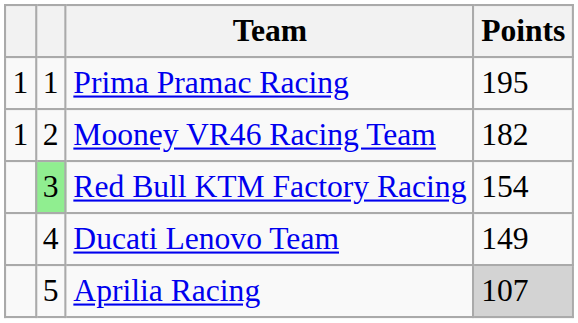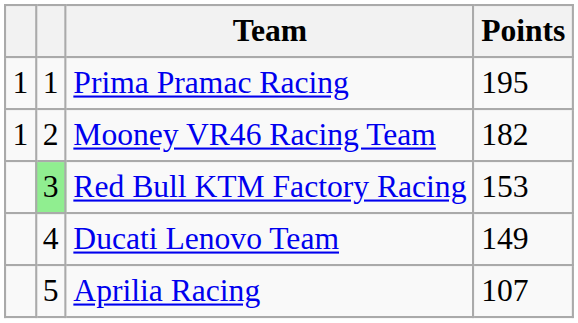(505, 187) 154 -> (505, 187) 153
(505, 291) lightgrey background -> (505, 291) no background
